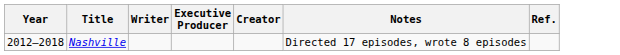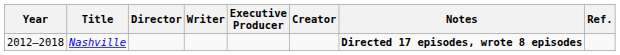+ column: (156, 19)
(406, 42) normal -> (462, 42) bold
